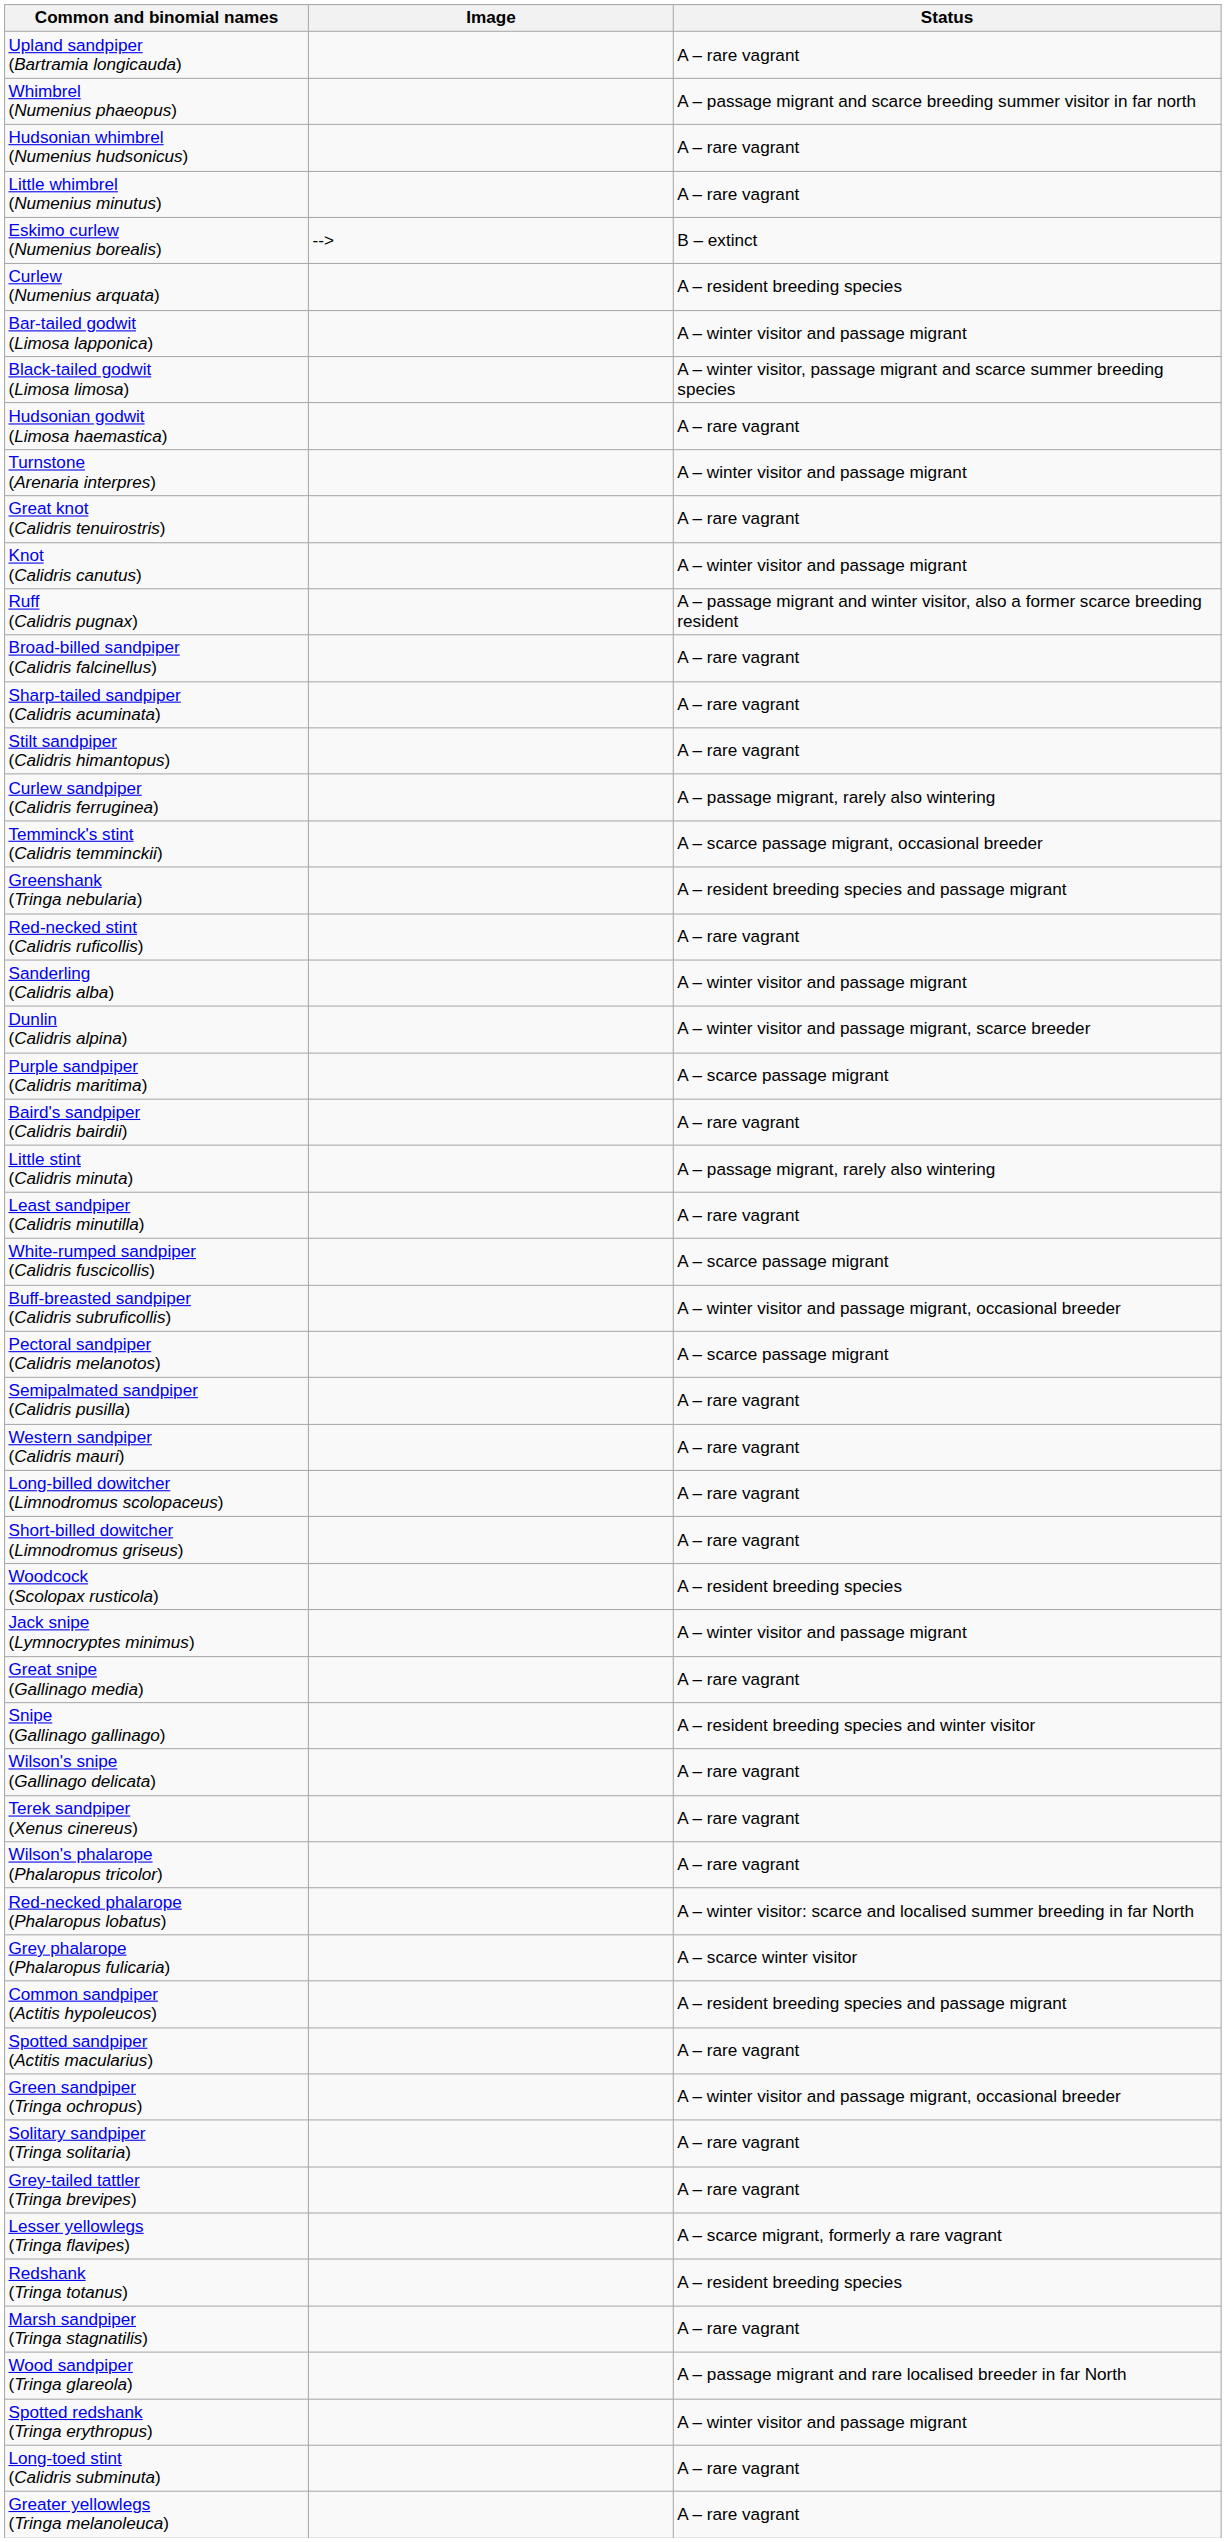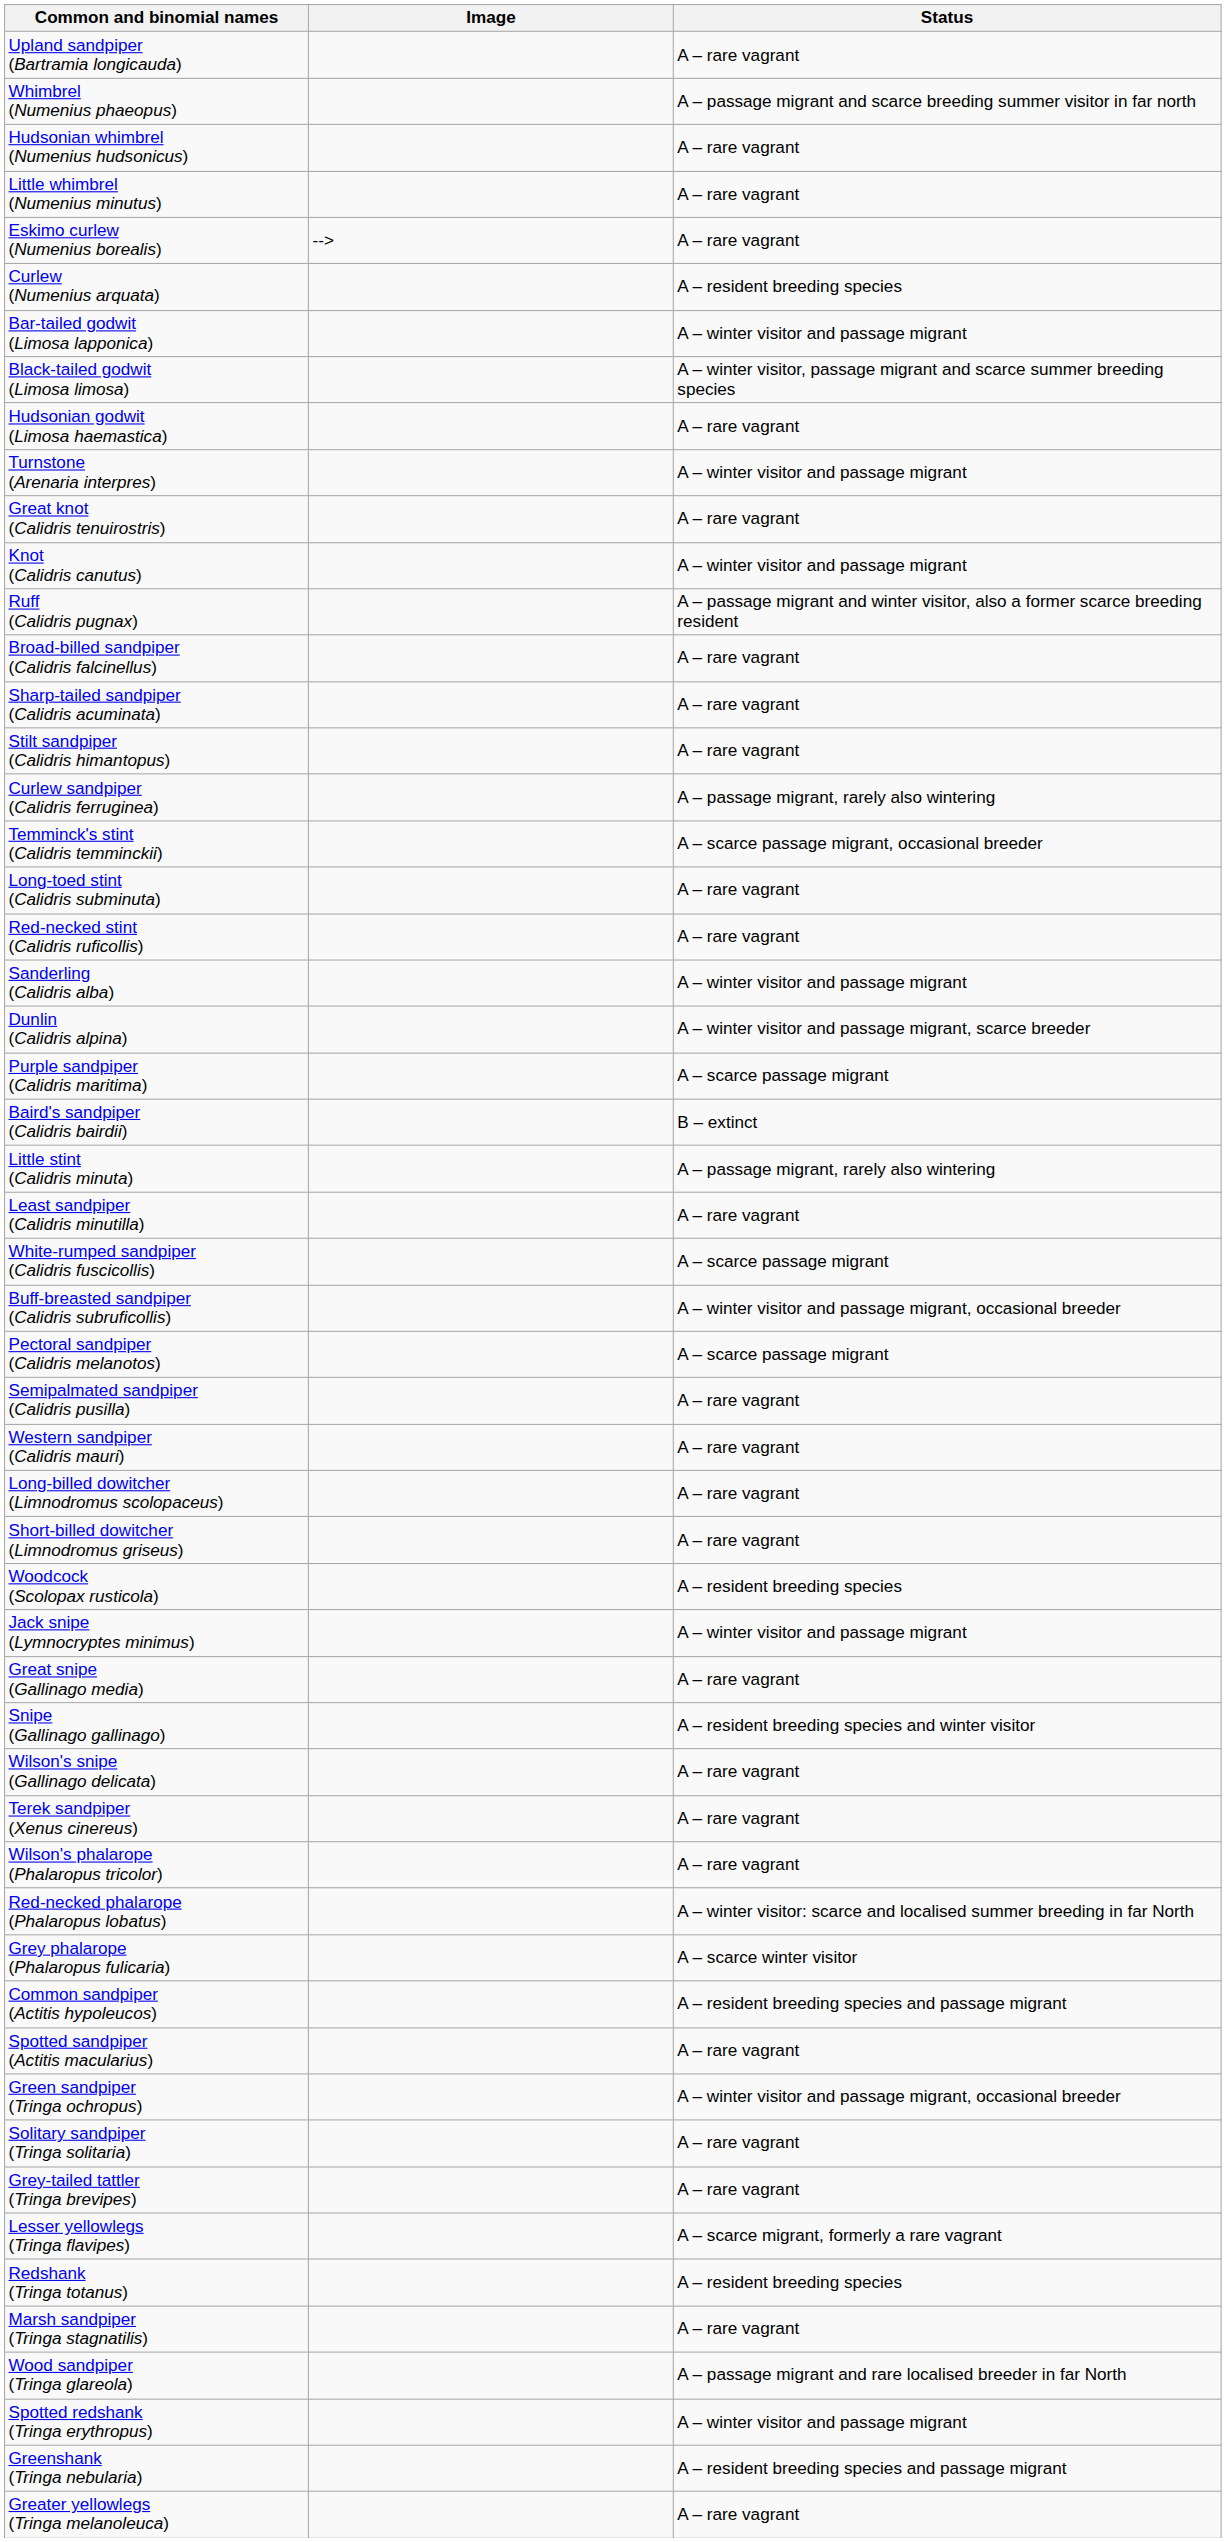(717, 240) B – extinct -> (738, 240) A – rare vagrant
rows swapped: (85, 2468) <-> (75, 890)
(738, 1122) A – rare vagrant -> (717, 1122) B – extinct
